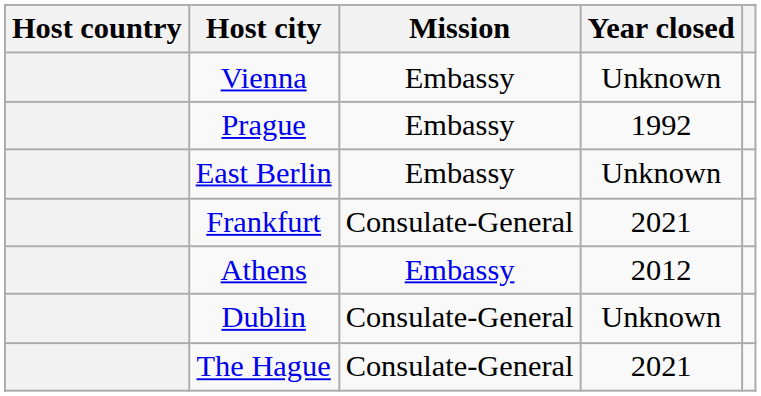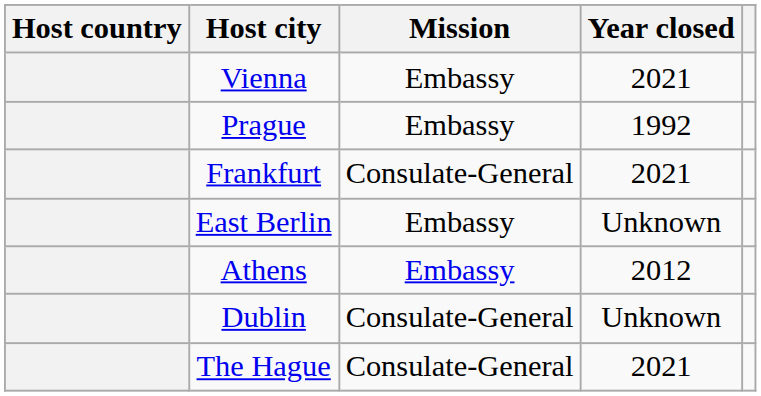(661, 76) Unknown -> (661, 76) 2021
rows swapped: (264, 173) <-> (264, 221)
